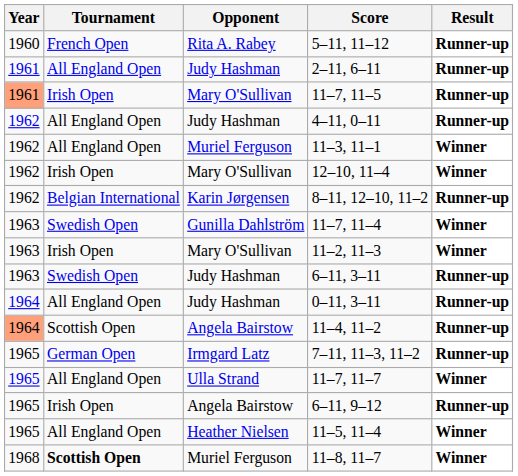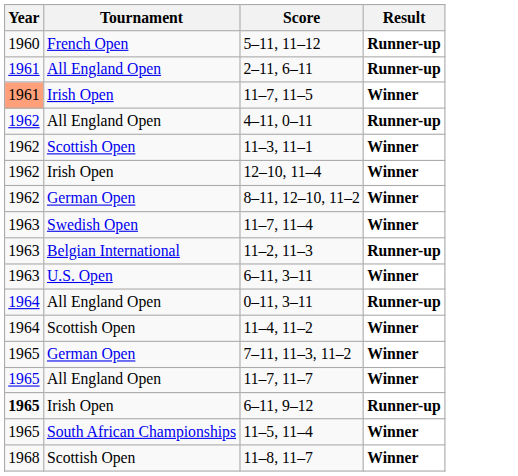- column: (246, 17)
(472, 95) Runner-up -> (393, 95) Winner
(104, 147) All England Open -> (91, 147) Scottish Open
(113, 199) Belgian International -> (91, 199) German Open
(472, 199) Runner-up -> (393, 199) Winner
(80, 250) Irish Open -> (113, 250) Belgian International
(461, 250) Winner -> (404, 250) Runner-up
(92, 276) Swedish Open -> (80, 276) U.S. Open
(472, 276) Runner-up -> (393, 276) Winner
(24, 328) lightsalmon background -> (24, 328) no background
(472, 328) Runner-up -> (393, 328) Winner
(472, 354) Runner-up -> (393, 354) Winner
(24, 406) normal -> (24, 406) bold
(104, 432) All England Open -> (142, 432) South African Championships
(94, 457) bold -> (91, 457) normal
